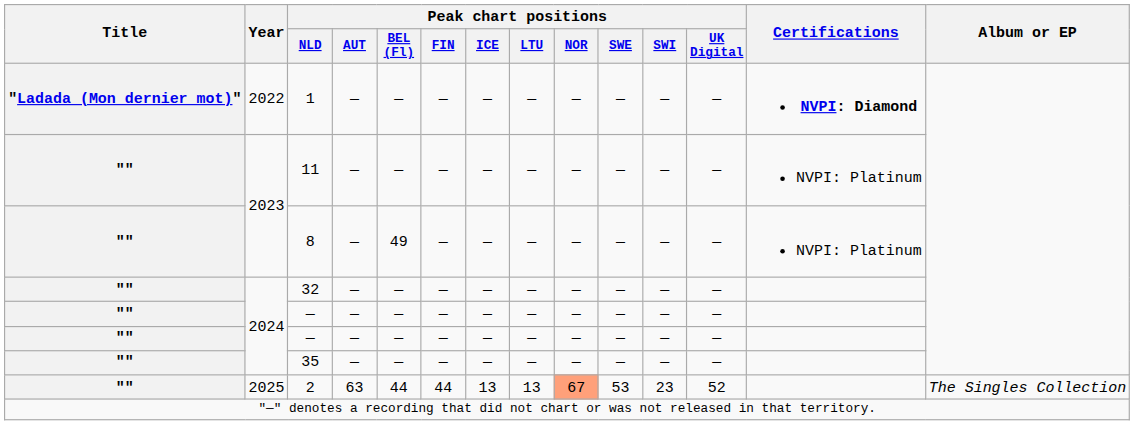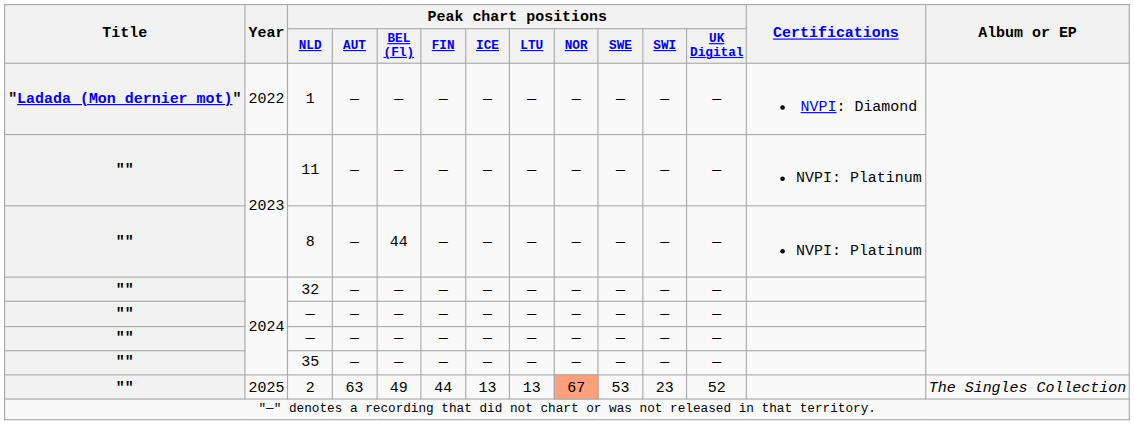(836, 107) bold -> (836, 107) normal
(399, 242) 49 -> (399, 242) 44
(399, 387) 44 -> (399, 387) 49
